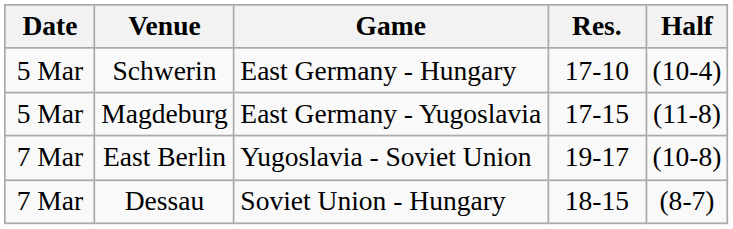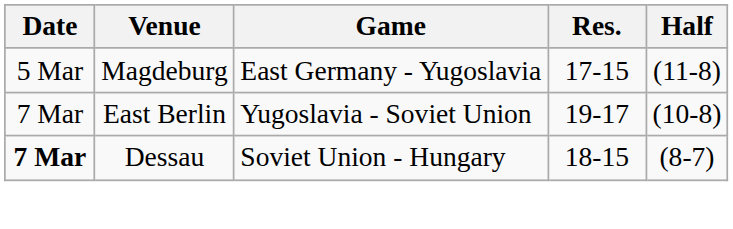- row: (164, 69)
(50, 200) normal -> (50, 157) bold
